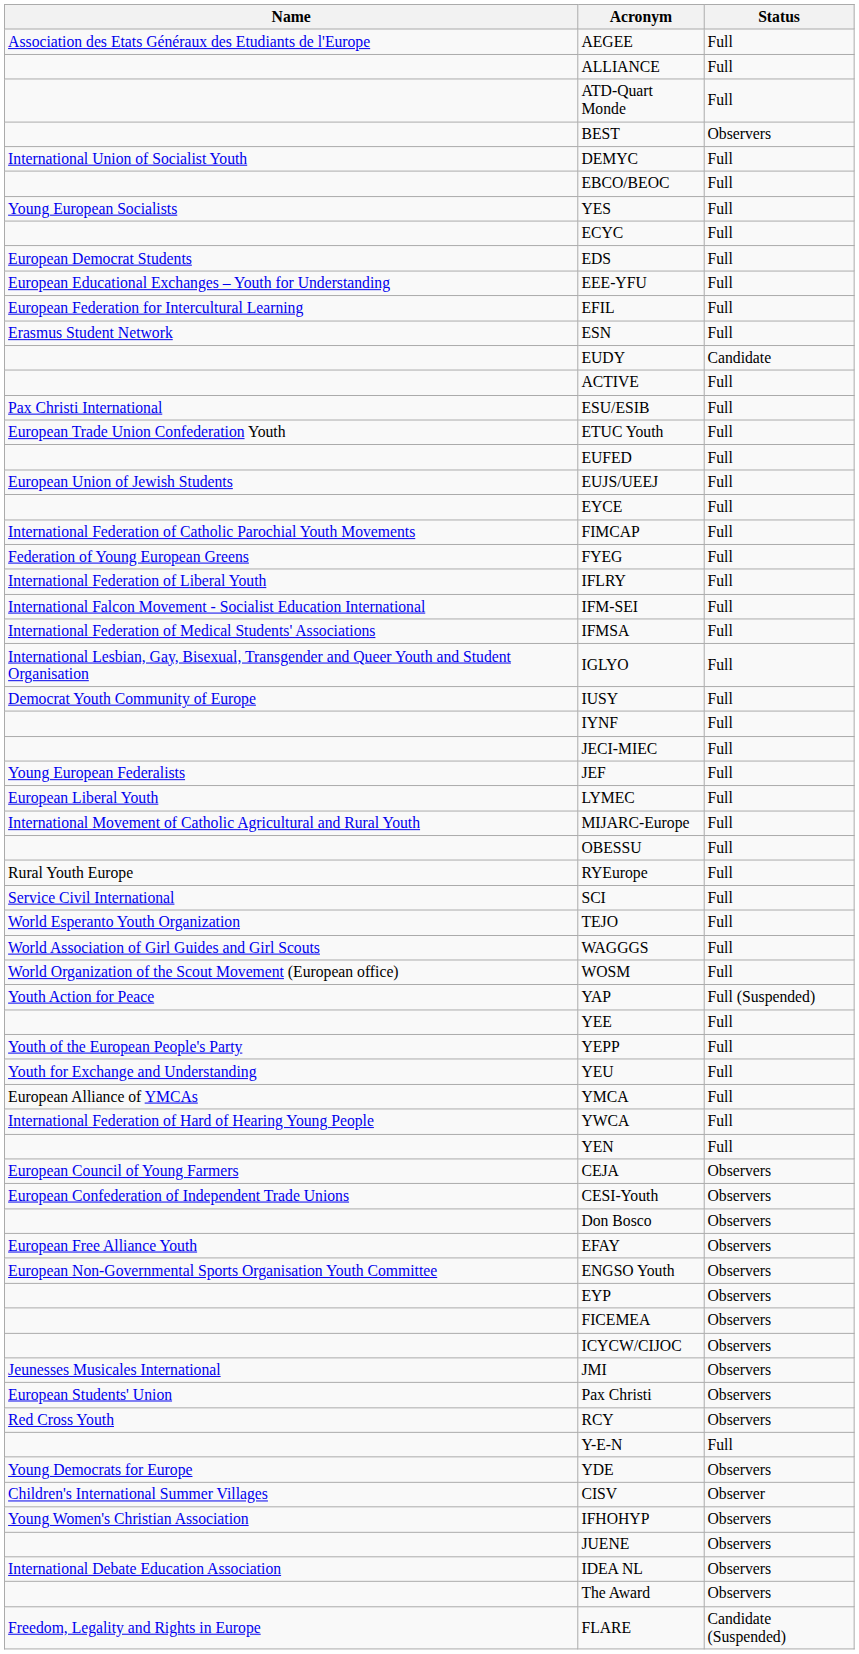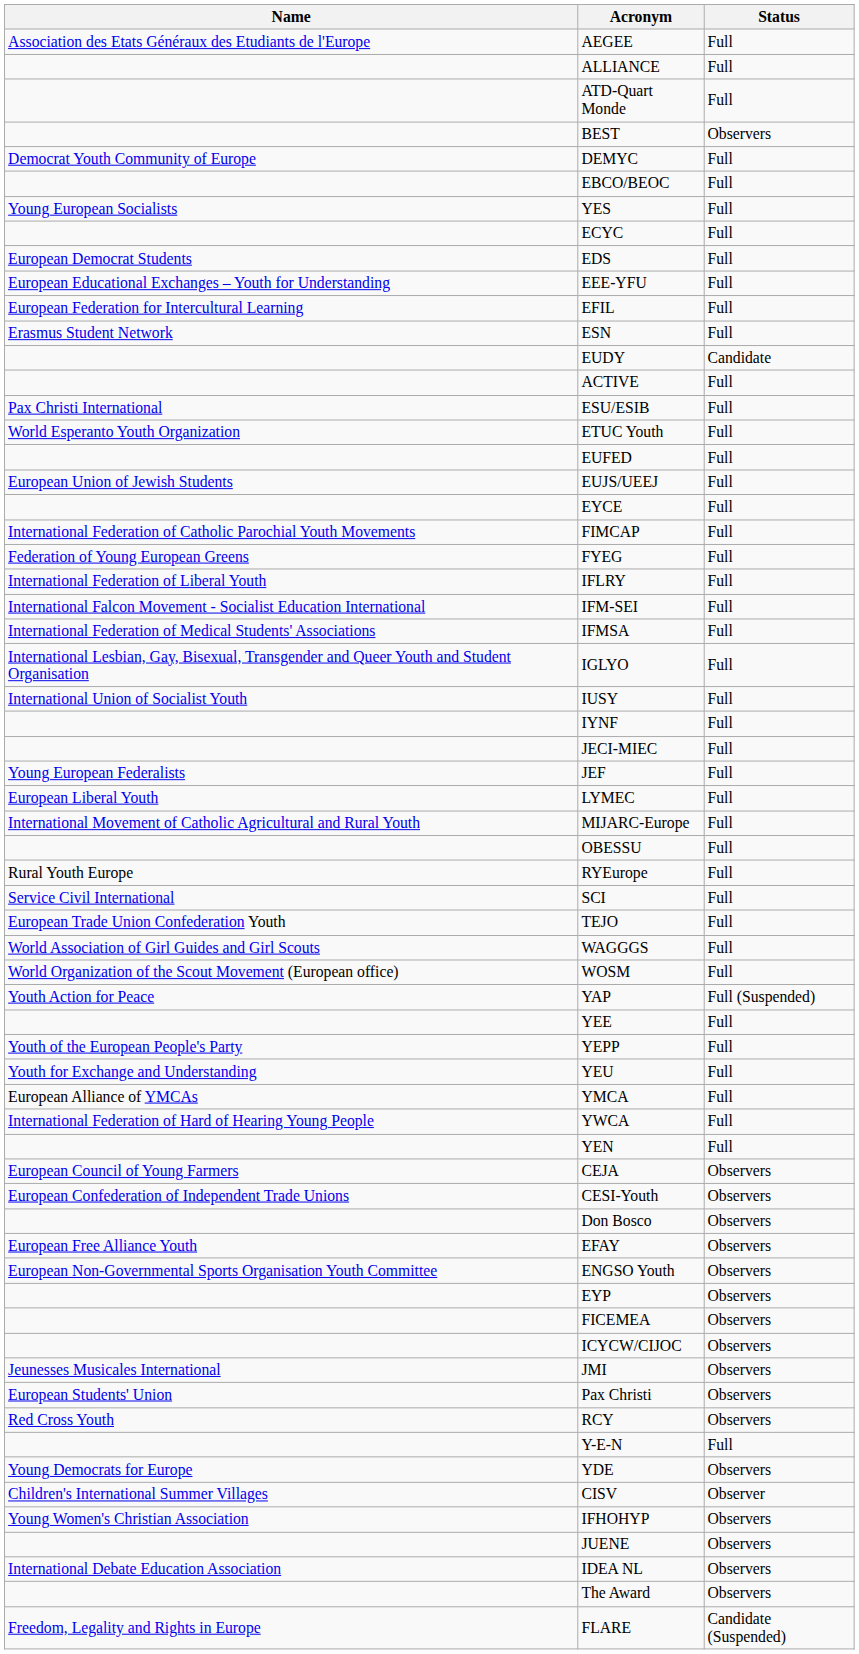(128, 158) International Union of Socialist Youth -> (132, 158) Democrat Youth Community of Europe
(147, 432) European Trade Union Confederation Youth -> (124, 432) World Esperanto Youth Organization
(132, 698) Democrat Youth Community of Europe -> (128, 698) International Union of Socialist Youth
(124, 922) World Esperanto Youth Organization -> (147, 922) European Trade Union Confederation Youth
